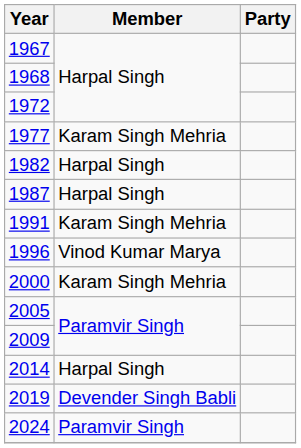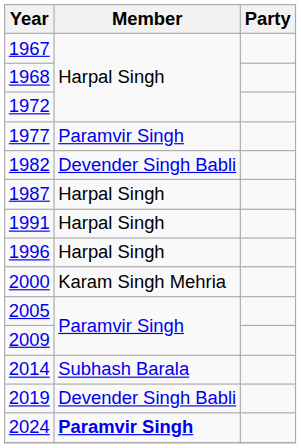(142, 135) Karam Singh Mehria -> (121, 135) Paramvir Singh
(111, 164) Harpal Singh -> (147, 164) Devender Singh Babli
(142, 223) Karam Singh Mehria -> (111, 223) Harpal Singh
(139, 252) Vinod Kumar Marya -> (111, 252) Harpal Singh
(111, 369) Harpal Singh -> (124, 369) Subhash Barala
(121, 427) normal -> (126, 427) bold
